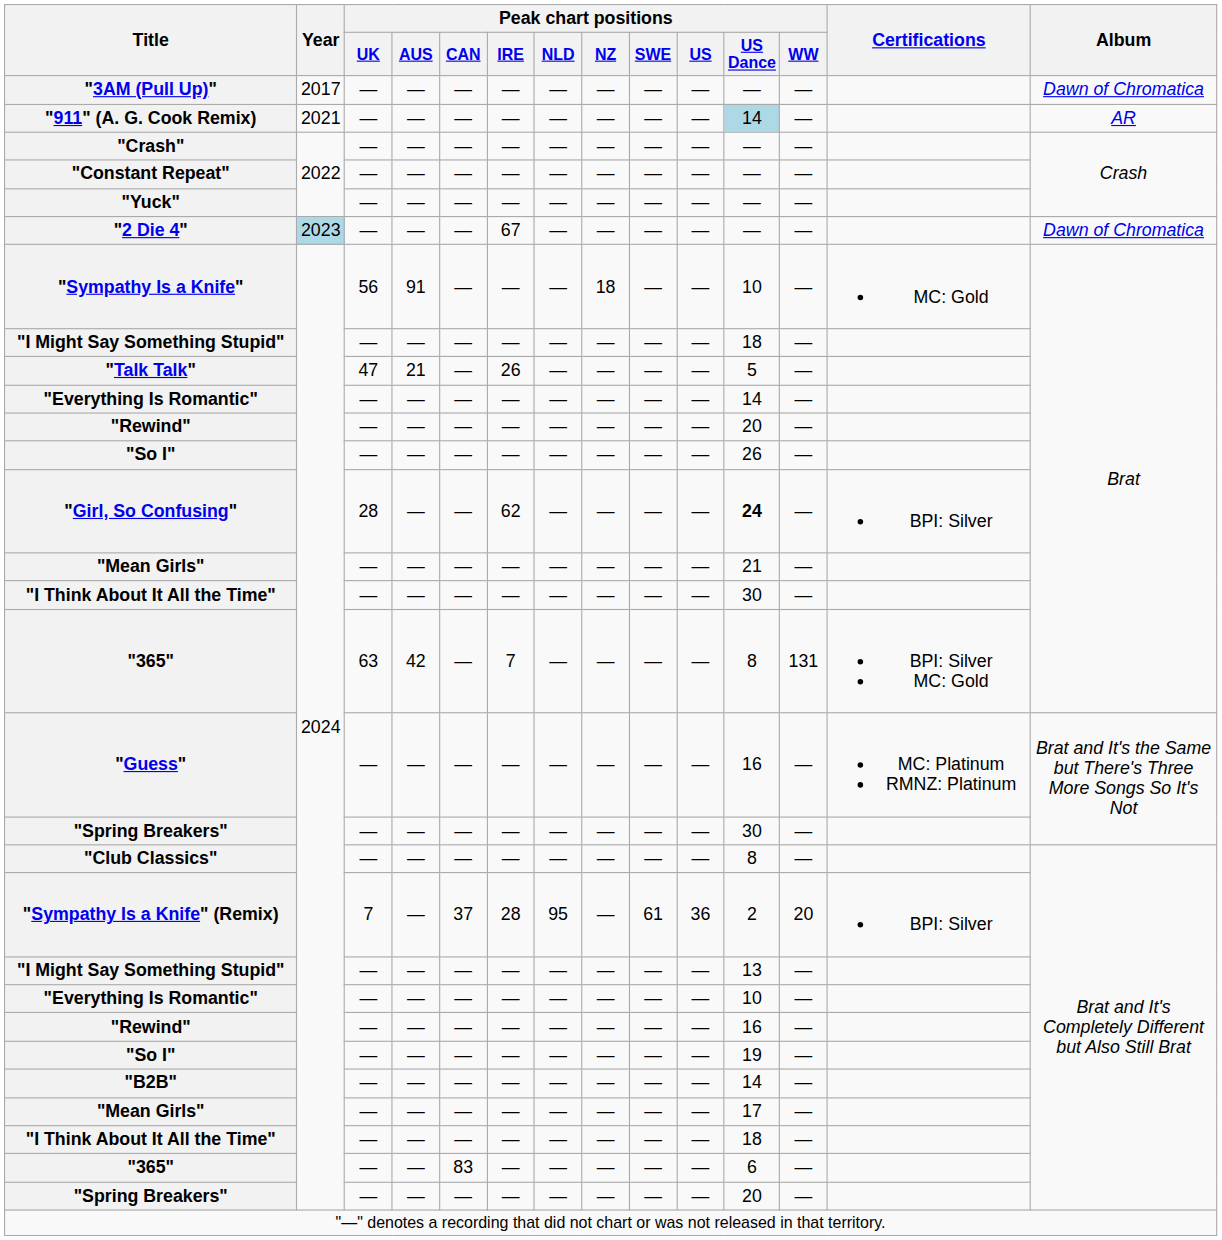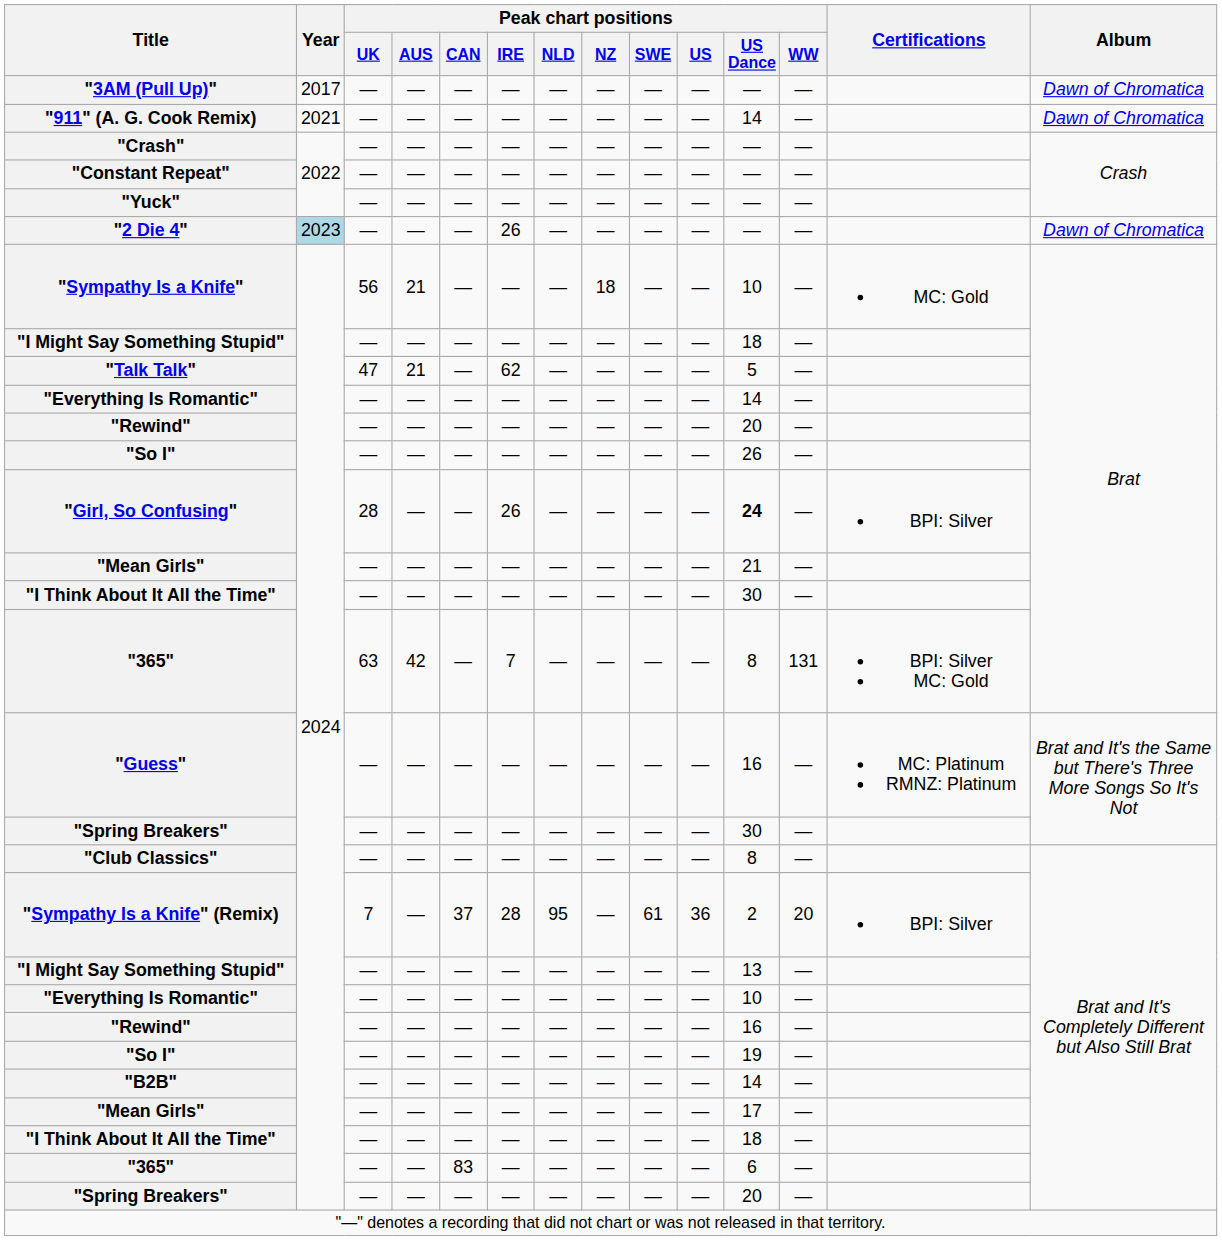(752, 117) lightblue background -> (752, 117) no background
(1124, 117) AR -> (1124, 117) Dawn of Chromatica
(511, 230) 67 -> (511, 230) 26
(416, 286) 91 -> (416, 286) 21
(511, 370) 26 -> (511, 370) 62
(511, 511) 62 -> (511, 511) 26
